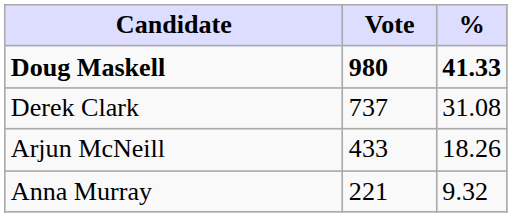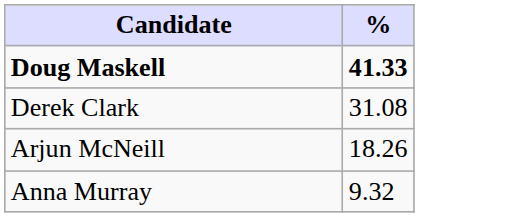- column: (390, 25)
